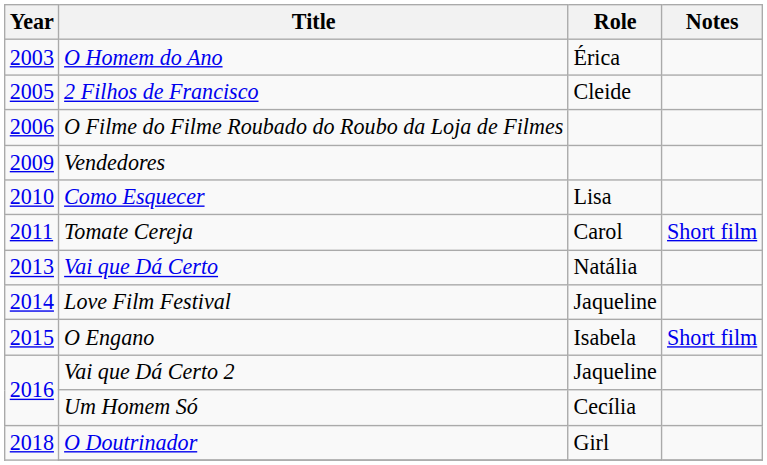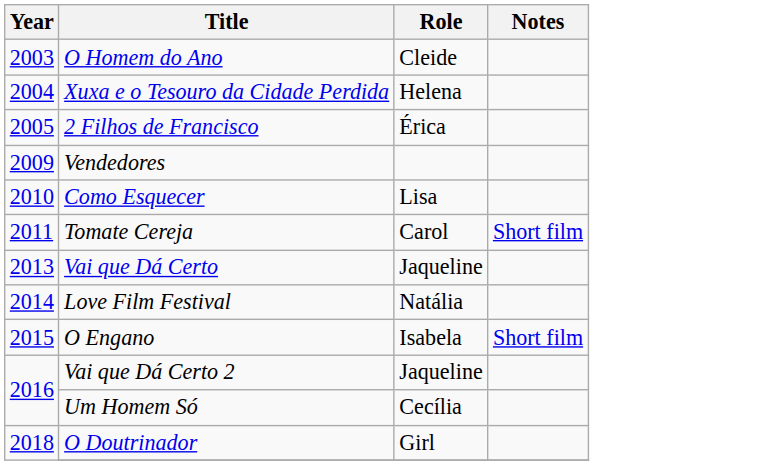(597, 57) Érica -> (428, 57) Cleide
+ row: (227, 92)
(602, 92) Cleide -> (423, 127) Érica
- row: (314, 127)
(605, 267) Natália -> (441, 267) Jaqueline
(615, 302) Jaqueline -> (431, 302) Natália
